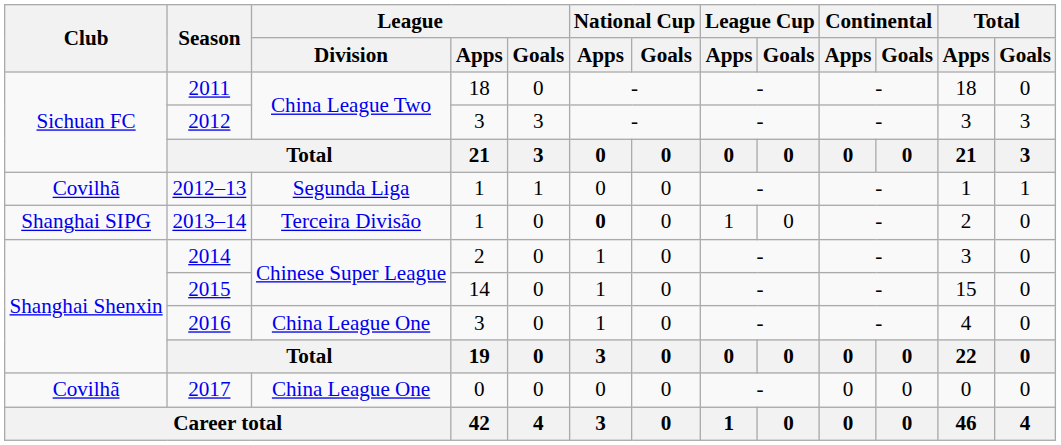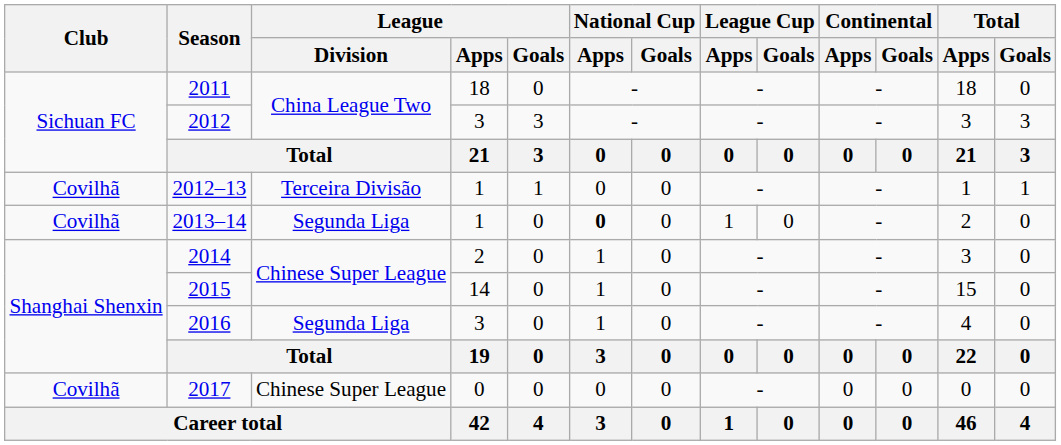(351, 188) Segunda Liga -> (351, 188) Terceira Divisão
(86, 222) Shanghai SIPG -> (86, 222) Covilhã
(351, 222) Terceira Divisão -> (351, 222) Segunda Liga
(351, 322) China League One -> (351, 322) Segunda Liga
(351, 389) China League One -> (351, 389) Chinese Super League
